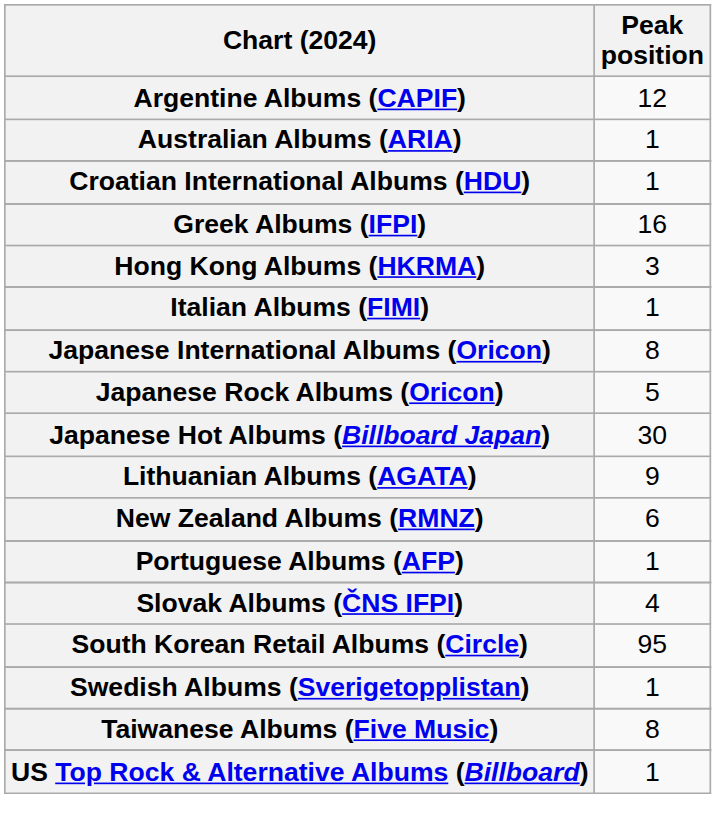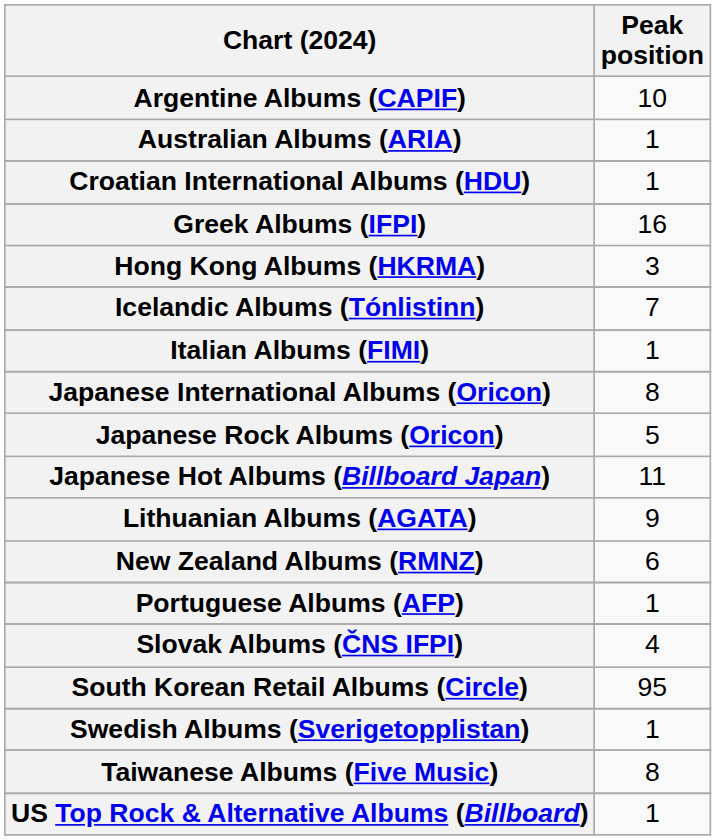(652, 97) 12 -> (652, 97) 10
+ row: (300, 308)
(652, 434) 30 -> (652, 476) 11
